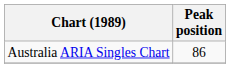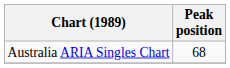(199, 52) 86 -> (199, 52) 68
